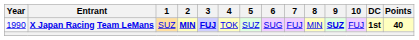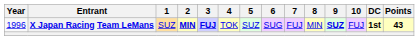(16, 24) 1990 -> (16, 24) 1996
(398, 24) 40 -> (398, 24) 43
